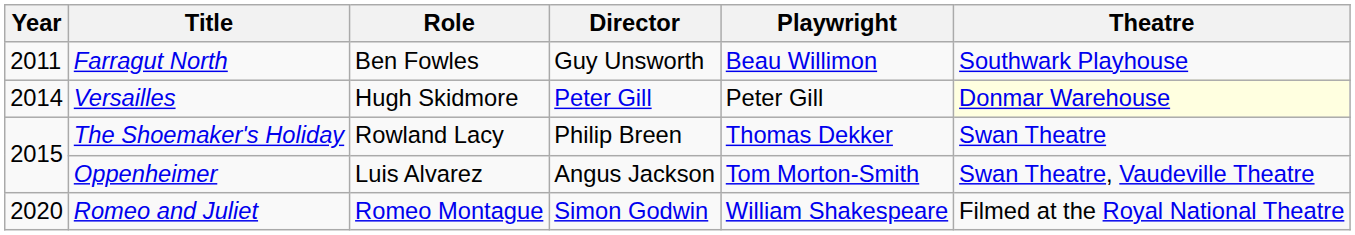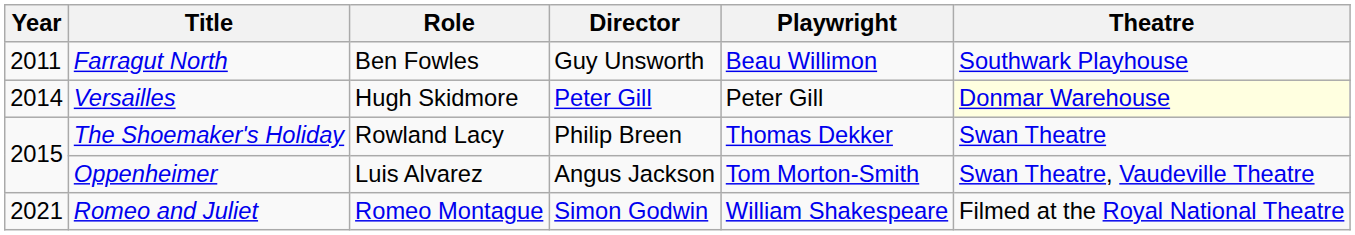(37, 211) 2020 -> (37, 211) 2021
